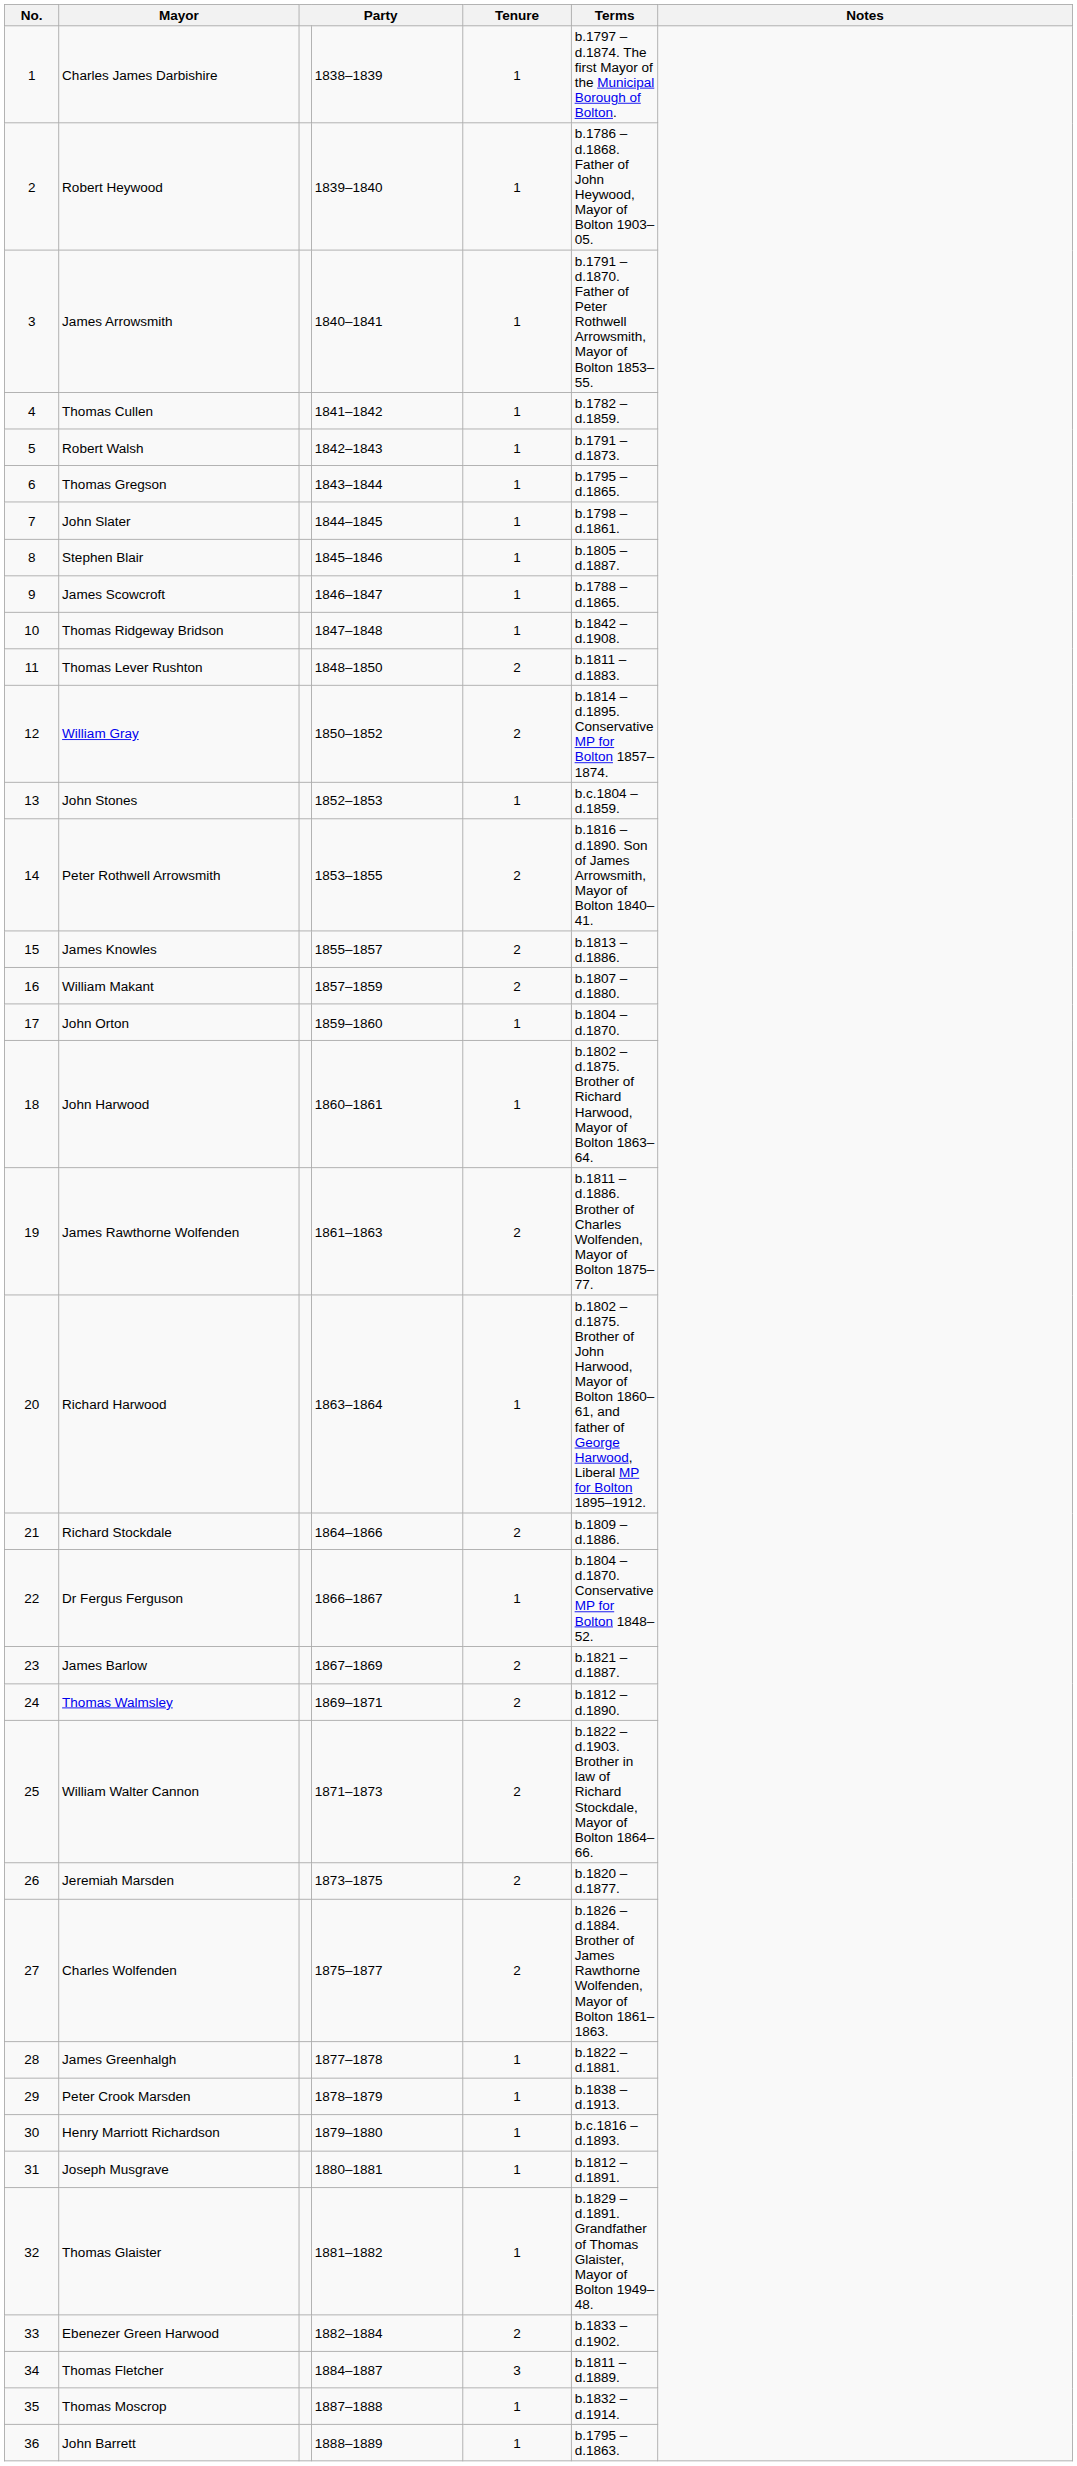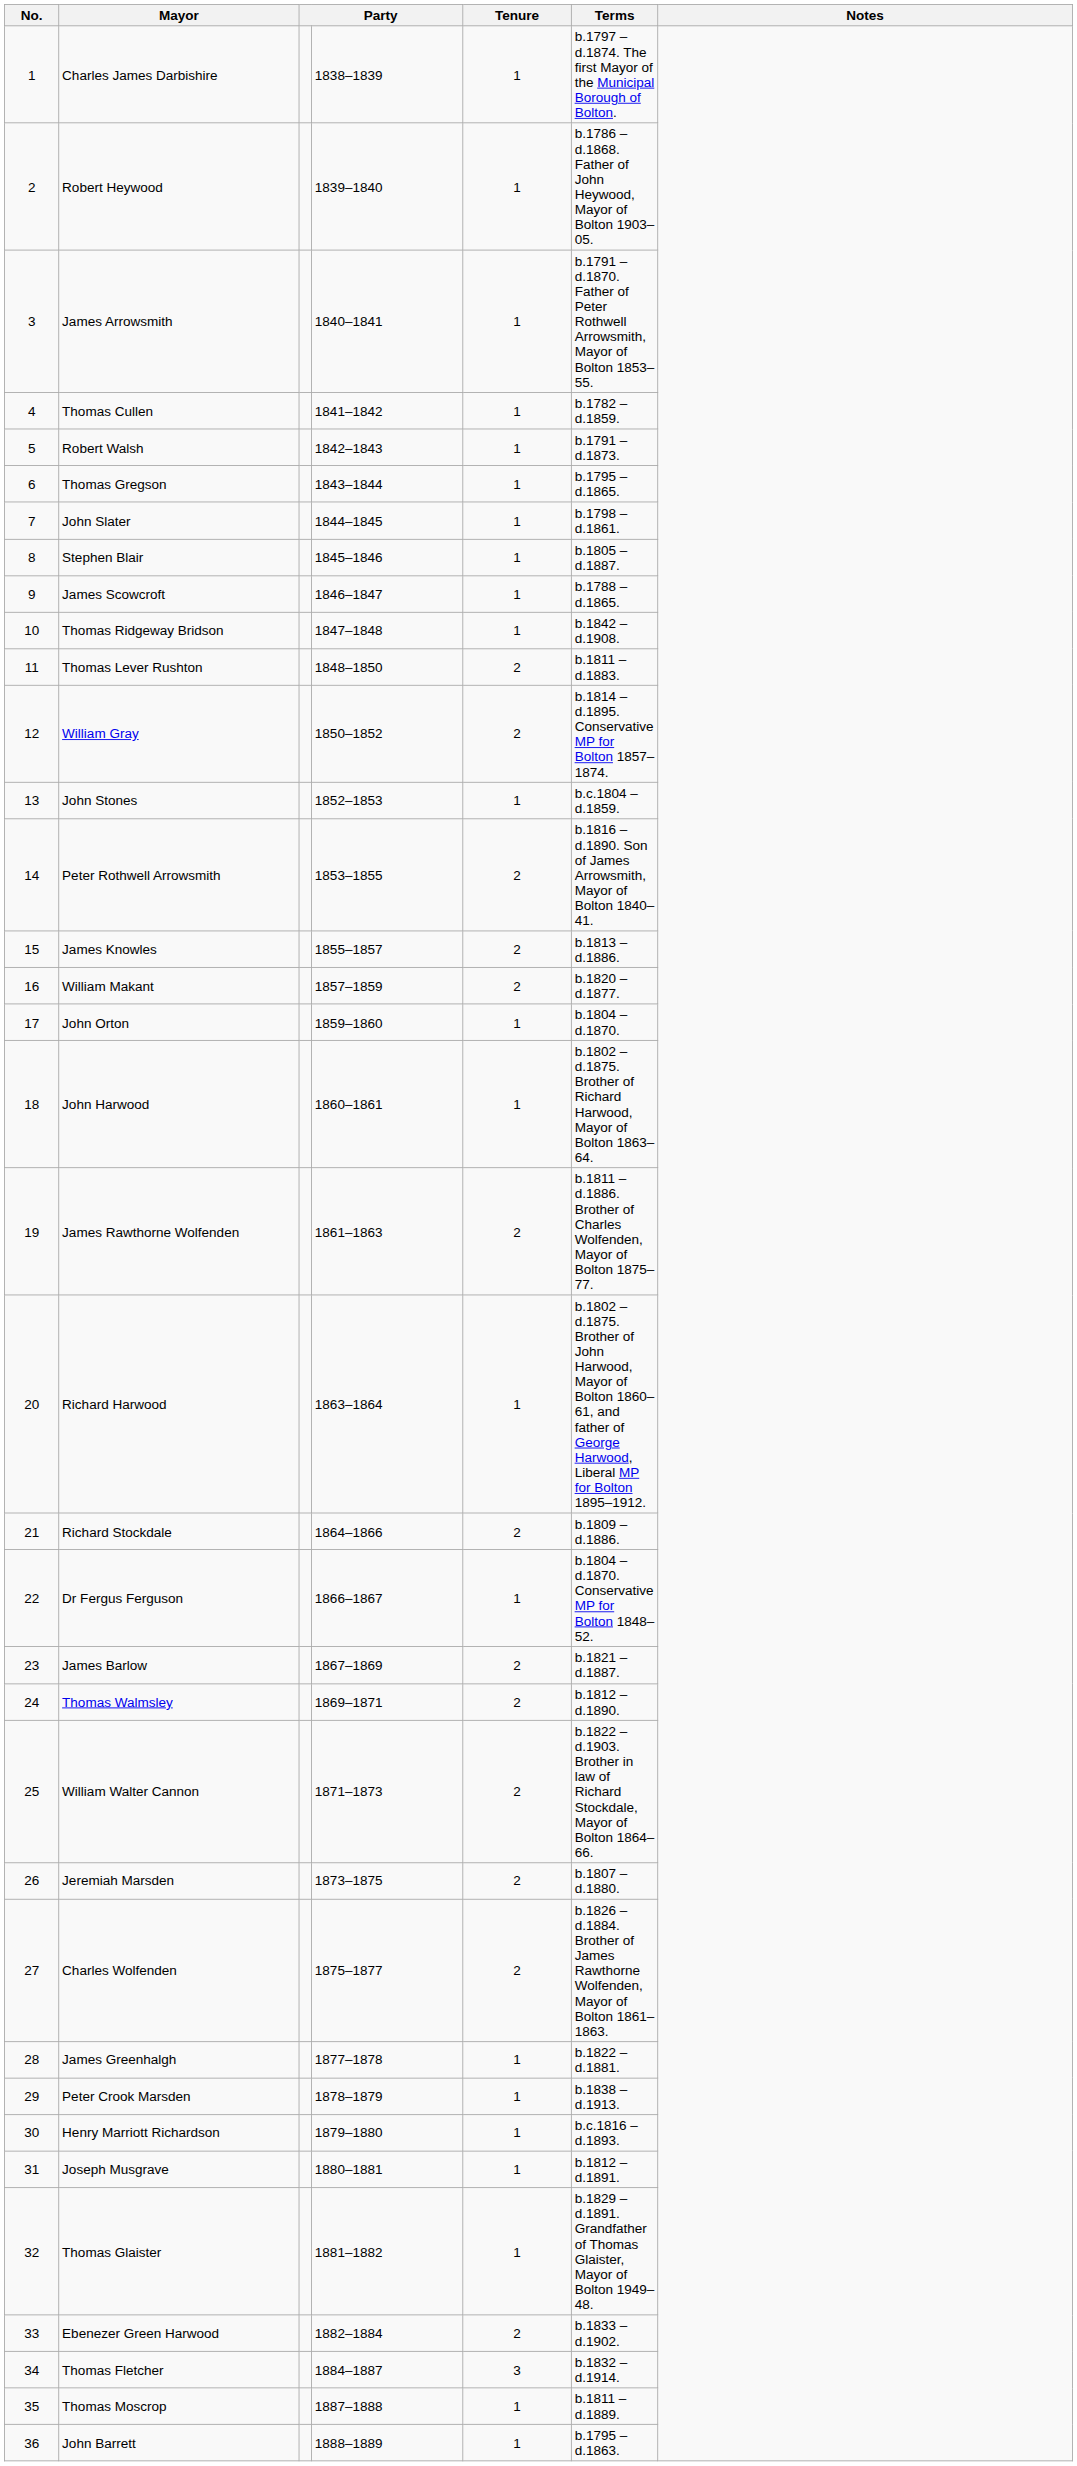(601, 986) b.1807 – d.1880. -> (601, 986) b.1820 – d.1877.
(601, 1881) b.1820 – d.1877. -> (601, 1881) b.1807 – d.1880.
(600, 2370) b.1811 – d.1889. -> (601, 2370) b.1832 – d.1914.
(601, 2406) b.1832 – d.1914. -> (600, 2406) b.1811 – d.1889.
